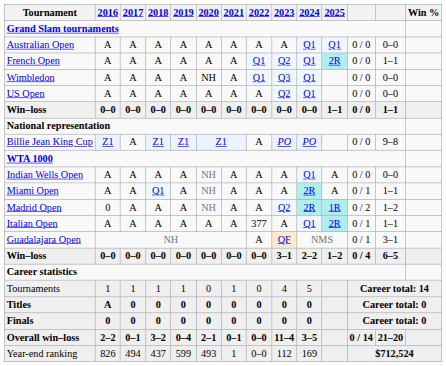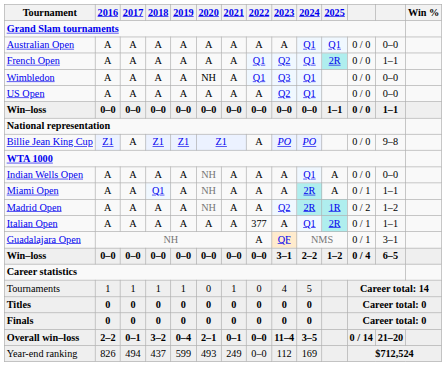(108, 207) 0 -> (108, 207) A
(108, 304) A -> (108, 304) 0
(234, 353) 1 -> (234, 353) 249
